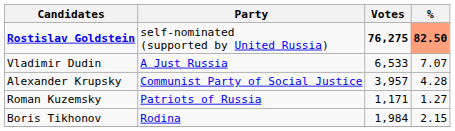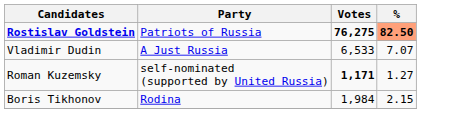(235, 38) self-nominated (supported by United Russia) -> (201, 32) Patriots of Russia
- row: (64, 81)
(201, 99) Patriots of Russia -> (235, 75) self-nominated (supported by United Russia)
(391, 99) normal -> (358, 75) bold
